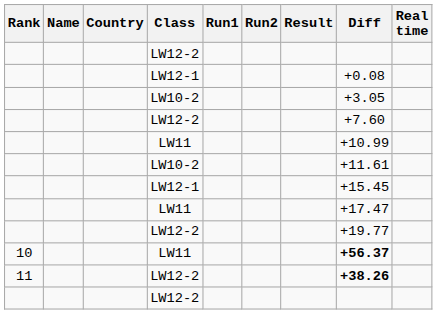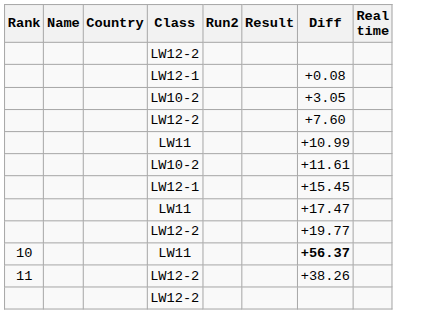- column: (222, 24)
(365, 276) bold -> (325, 276) normal
